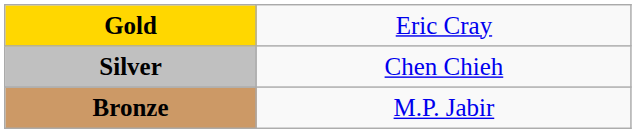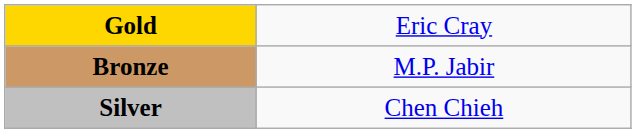rows swapped: (131, 65) <-> (131, 107)
